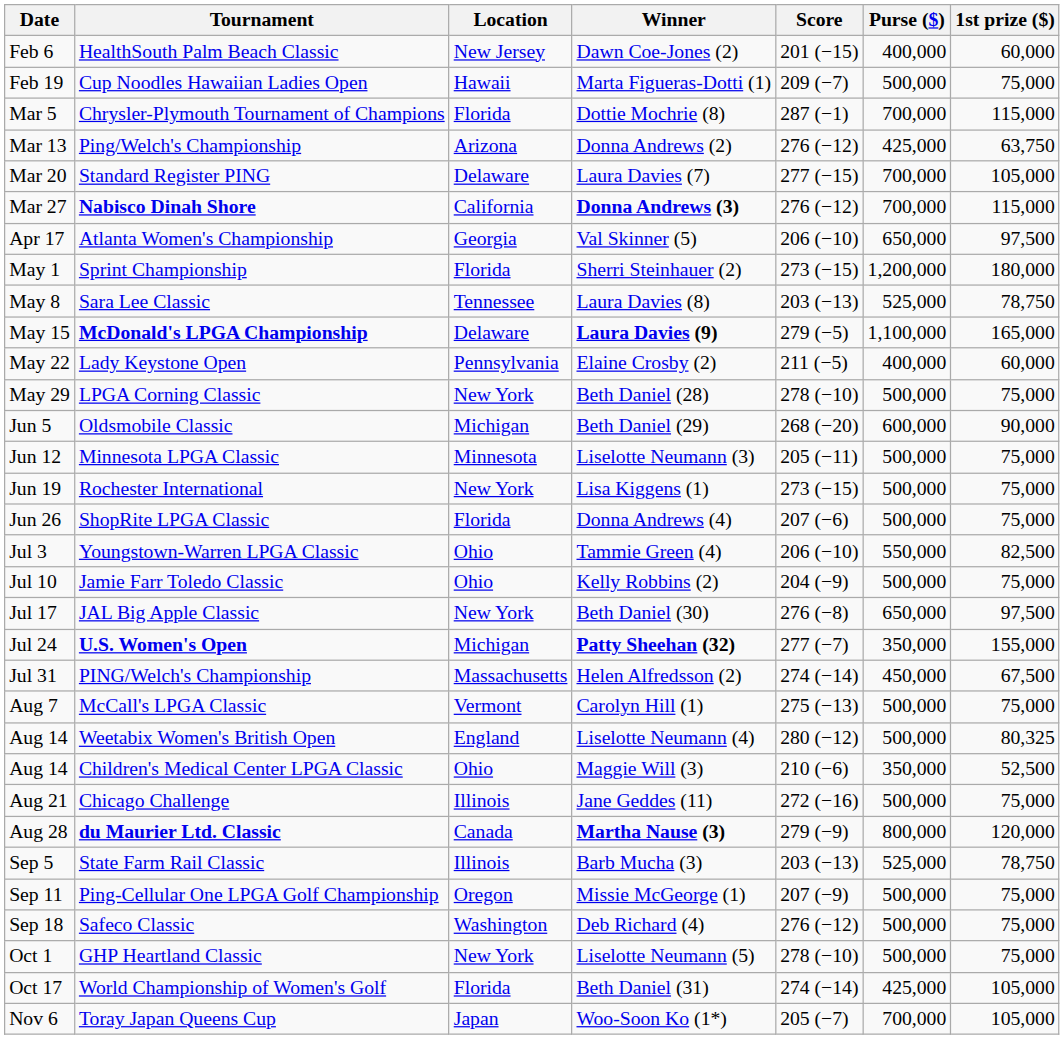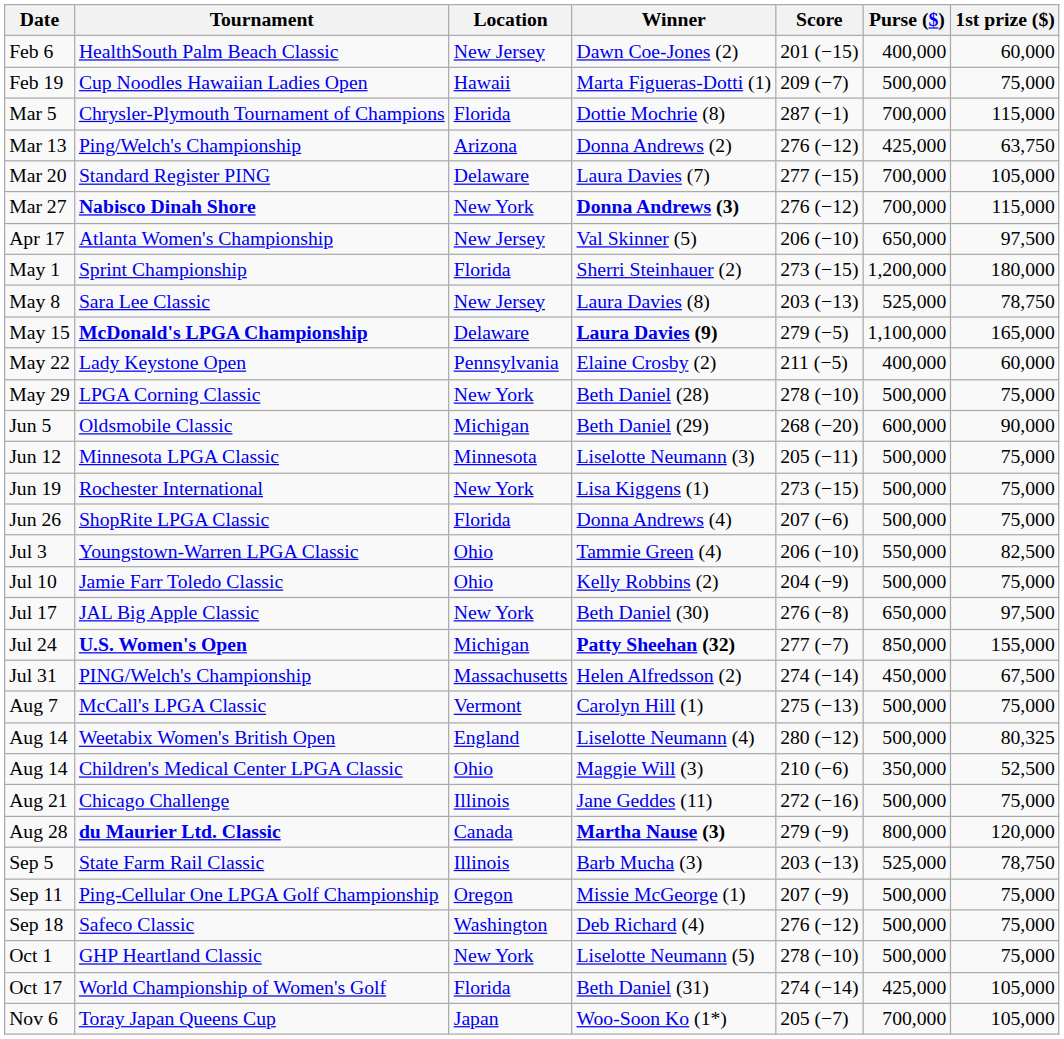(494, 207) California -> (494, 207) New York
(485, 238) Georgia -> (499, 238) New Jersey
(494, 301) Tennessee -> (499, 301) New Jersey
(914, 644) 350,000 -> (914, 644) 850,000
